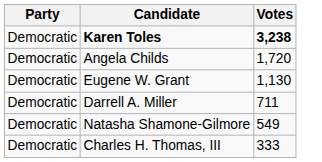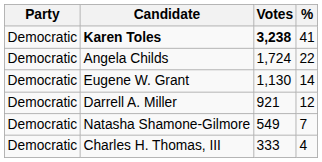+ column: (307, 15)
(274, 59) 1,720 -> (274, 59) 1,724
(268, 102) 711 -> (268, 102) 921
